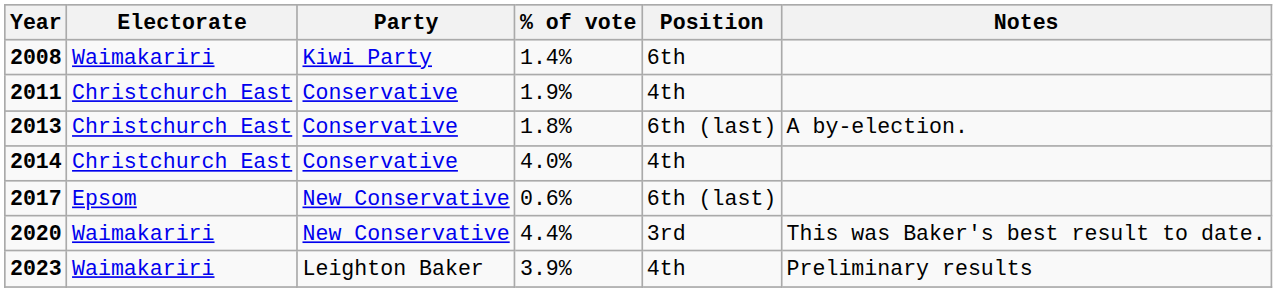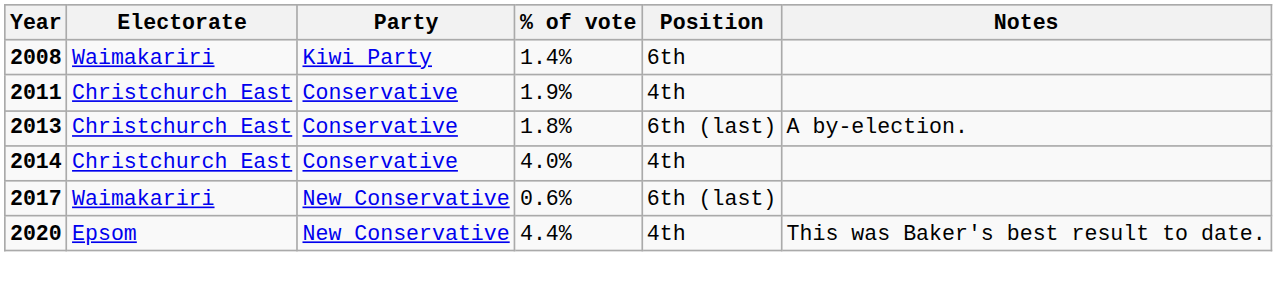(104, 198) Epsom -> (143, 198) Waimakariri
(143, 233) Waimakariri -> (104, 233) Epsom
(666, 233) 3rd -> (666, 233) 4th
- row: (36, 269)
